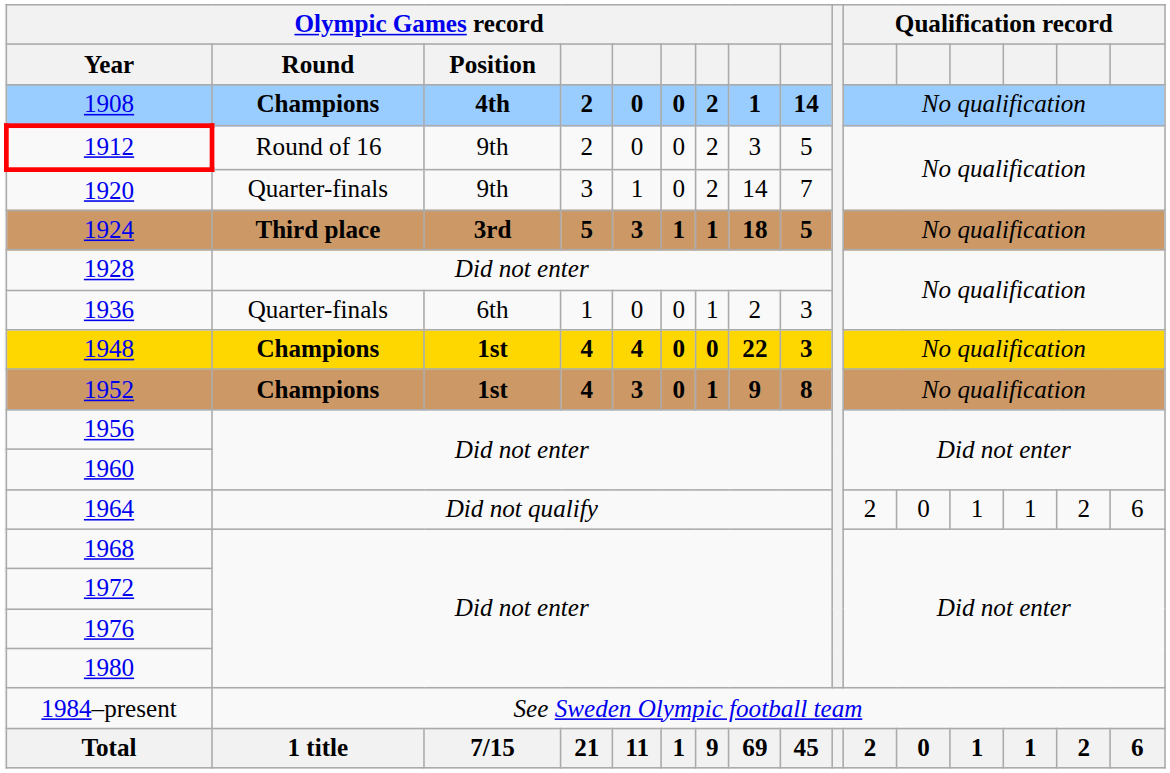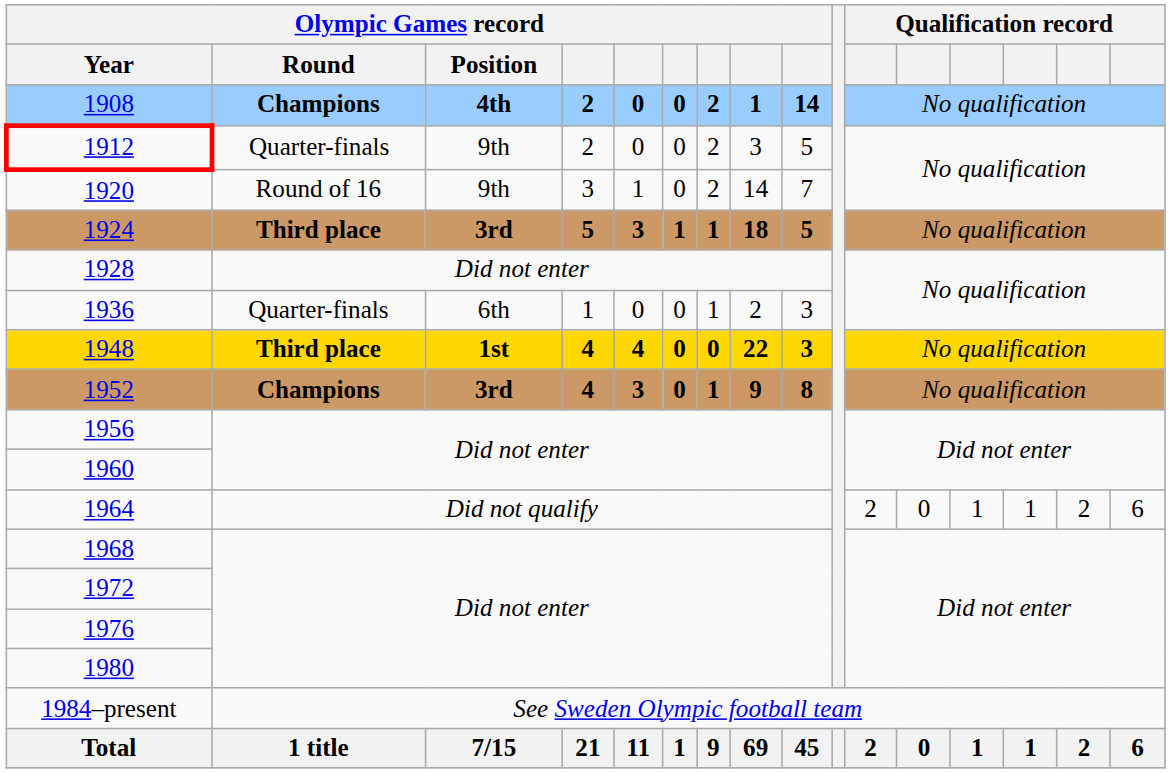(319, 147) Round of 16 -> (319, 147) Quarter-finals
(318, 189) Quarter-finals -> (318, 189) Round of 16
(318, 349) Champions -> (318, 349) Third place
(493, 389) 1st -> (494, 389) 3rd
